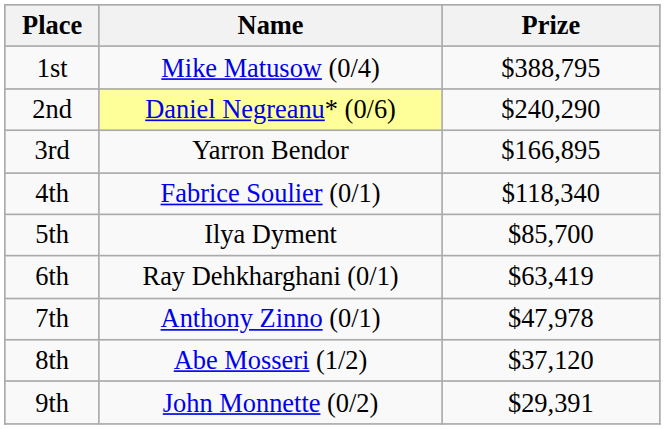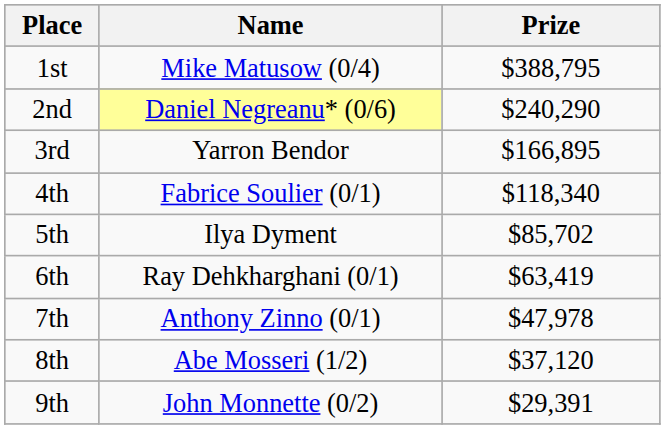(551, 234) $85,700 -> (551, 234) $85,702
